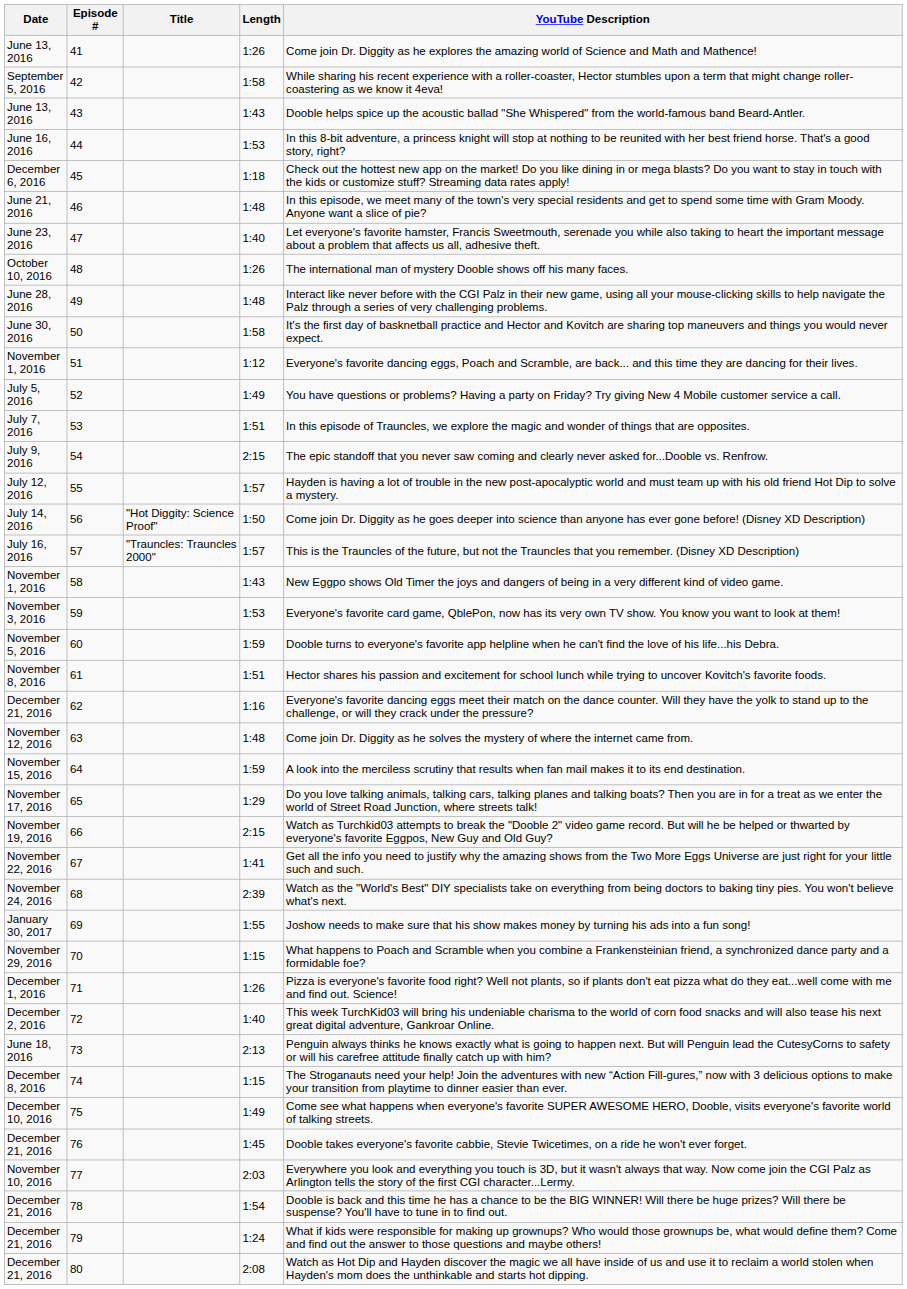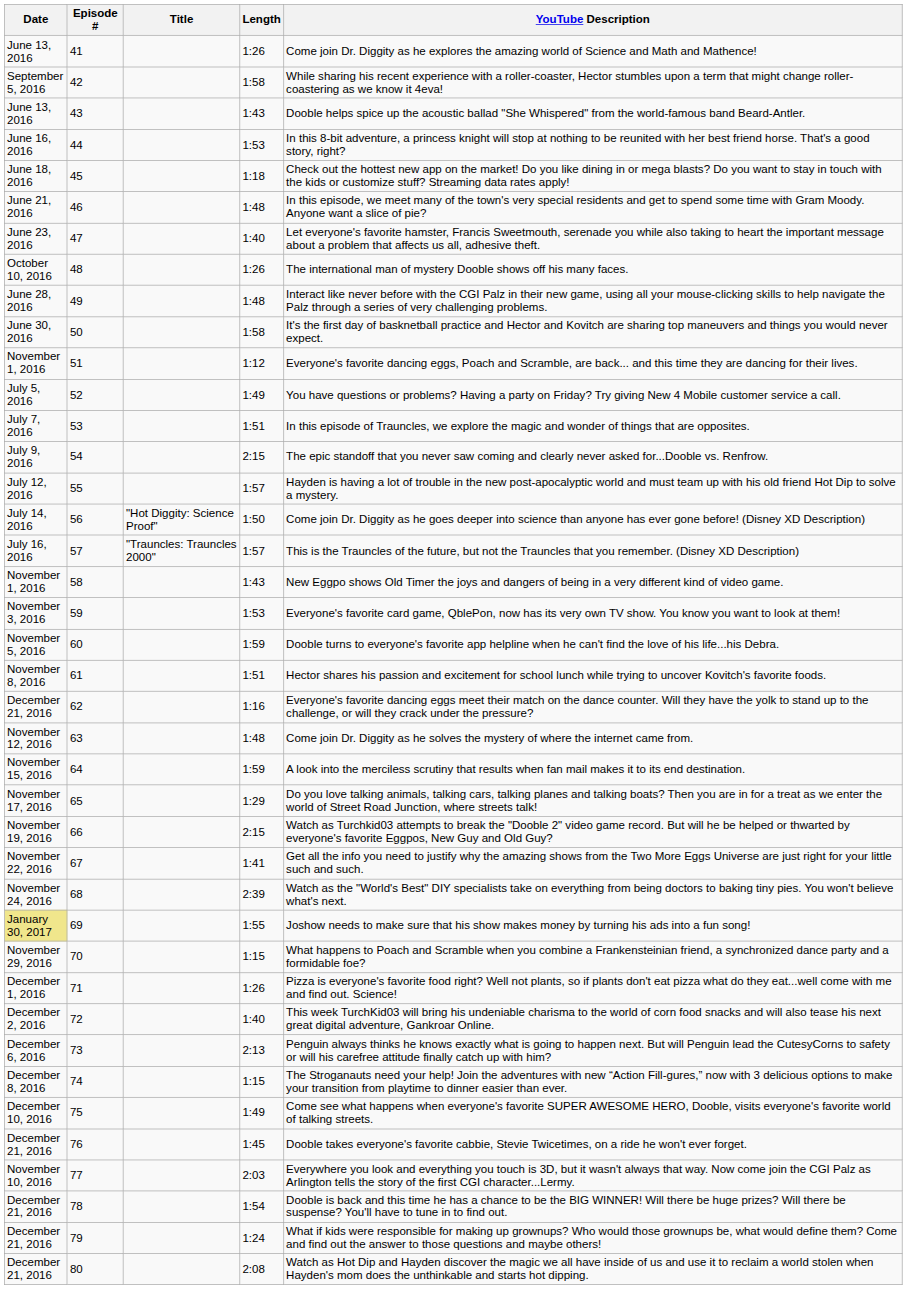(34, 176) December 6, 2016 -> (29, 176) June 18, 2016
(29, 925) no background -> (29, 925) khaki background
(29, 1050) June 18, 2016 -> (34, 1050) December 6, 2016
